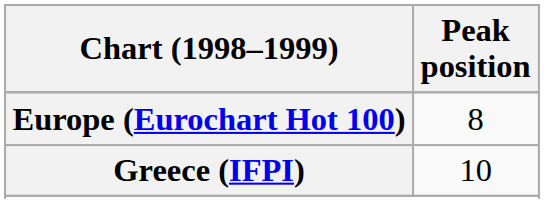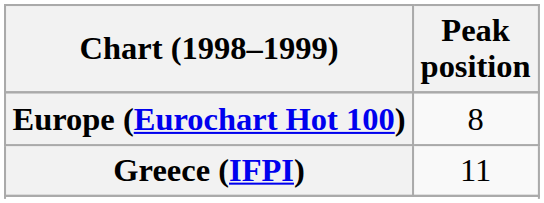(476, 169) 10 -> (476, 169) 11
